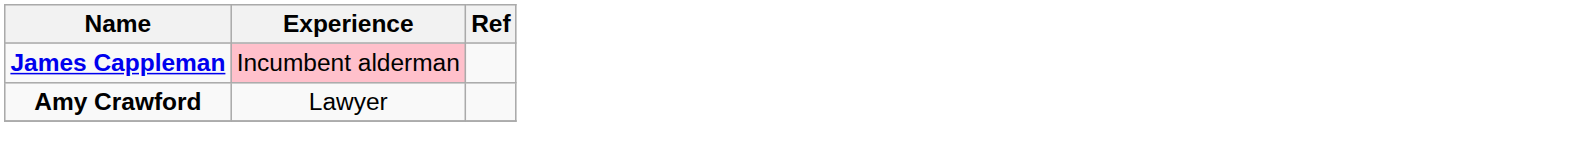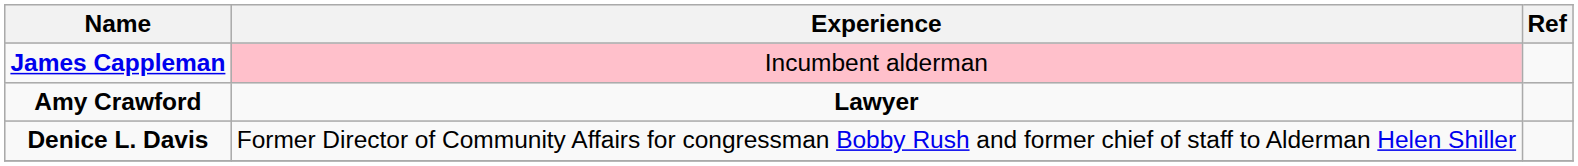(348, 101) normal -> (876, 101) bold
+ row: (118, 140)
